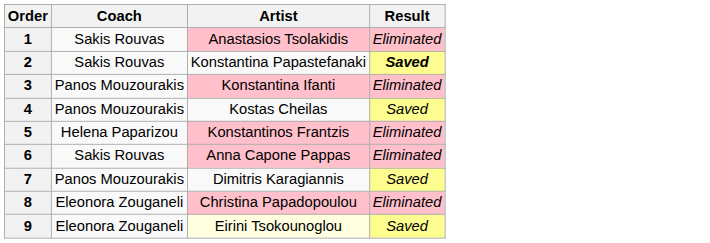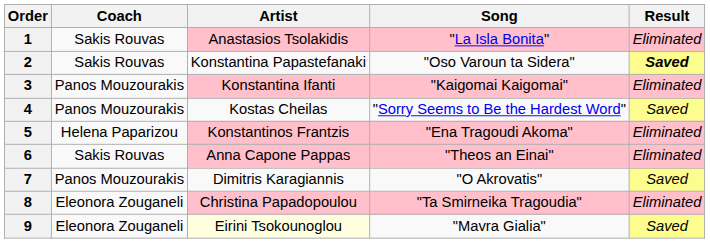+ column: (499, 16)
